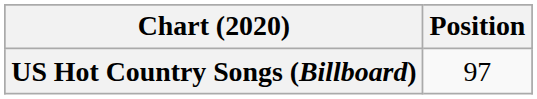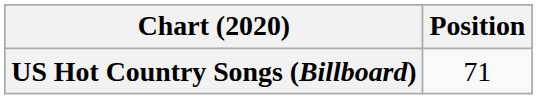(477, 70) 97 -> (477, 70) 71
